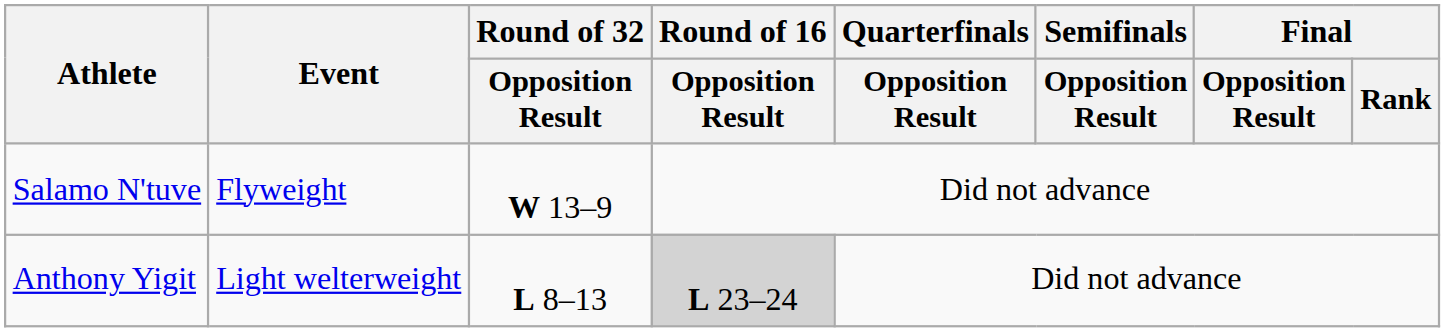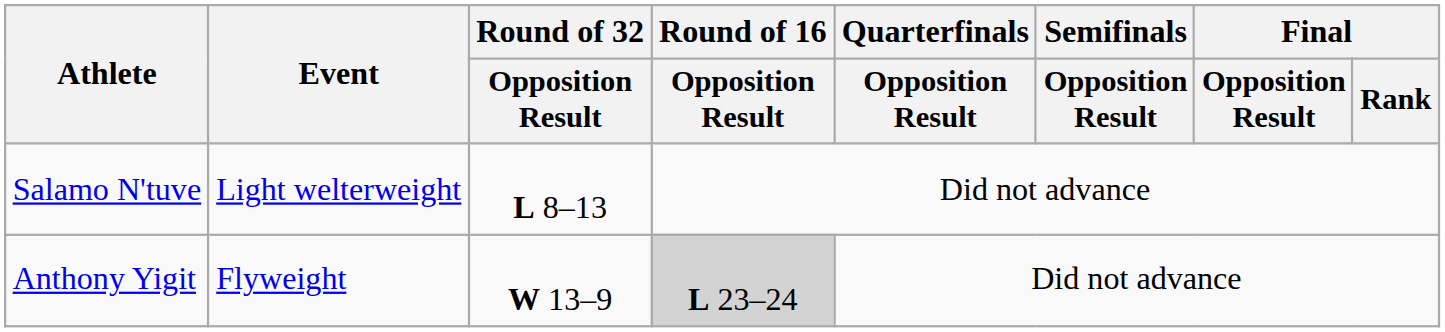(281, 189) Flyweight -> (339, 189) Light welterweight
(560, 208) W 13–9 -> (560, 208) L 8–13
(339, 279) Light welterweight -> (281, 279) Flyweight
(560, 298) L 8–13 -> (560, 298) W 13–9
